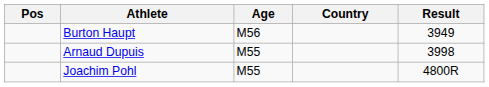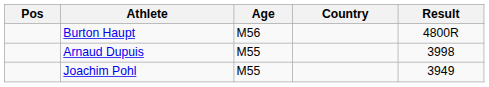(441, 33) 3949 -> (441, 33) 4800R
(441, 71) 4800R -> (441, 71) 3949
